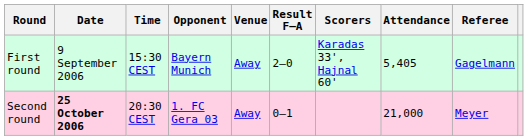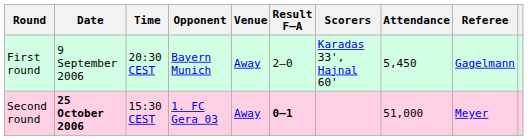(145, 63) 15:30 CEST -> (145, 63) 20:30 CEST
(400, 63) 5,405 -> (400, 63) 5,450
(145, 113) 20:30 CEST -> (145, 113) 15:30 CEST
(283, 113) normal -> (283, 113) bold
(403, 113) 21,000 -> (403, 113) 51,000
